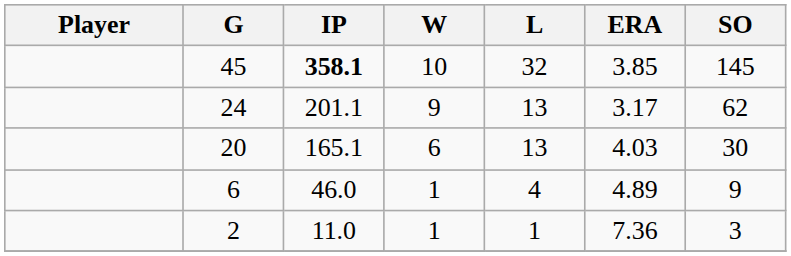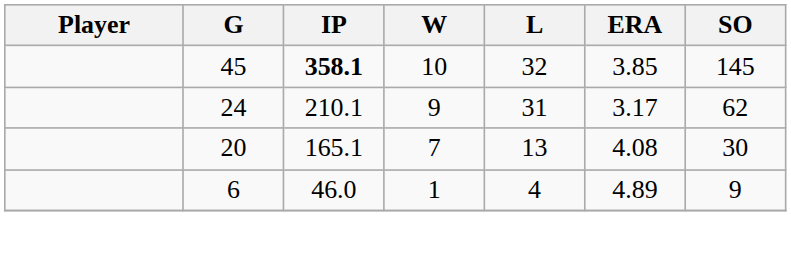(334, 107) 201.1 -> (334, 107) 210.1
(535, 107) 13 -> (535, 107) 31
(434, 148) 6 -> (434, 148) 7
(635, 148) 4.03 -> (635, 148) 4.08
- row: (233, 230)
